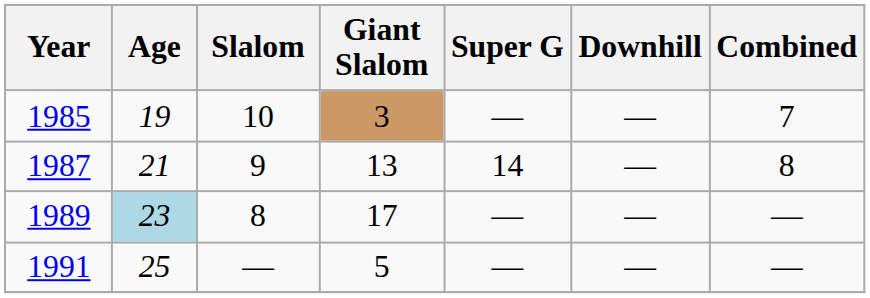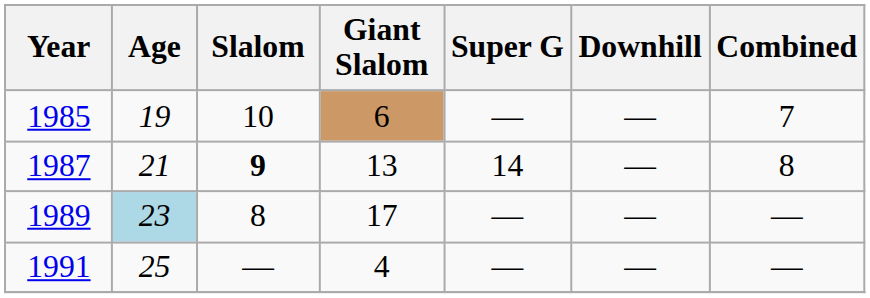(382, 115) 3 -> (382, 115) 6
(258, 165) normal -> (258, 165) bold
(382, 266) 5 -> (382, 266) 4
